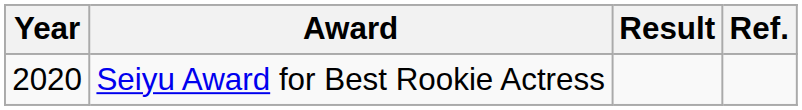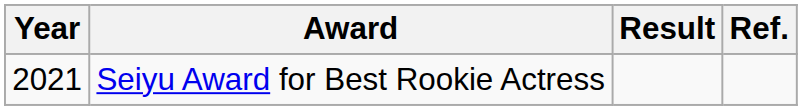(47, 79) 2020 -> (47, 79) 2021
